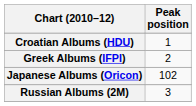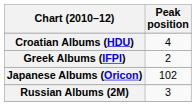(168, 42) 1 -> (168, 42) 4
